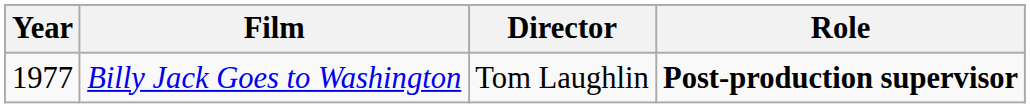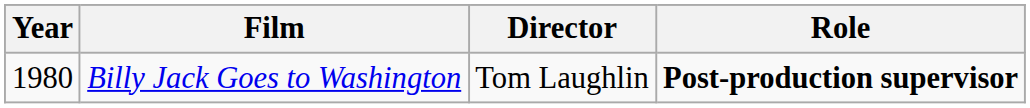(43, 77) 1977 -> (43, 77) 1980
